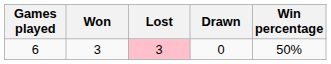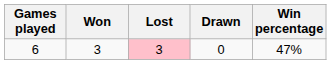(289, 49) 50% -> (289, 49) 47%
